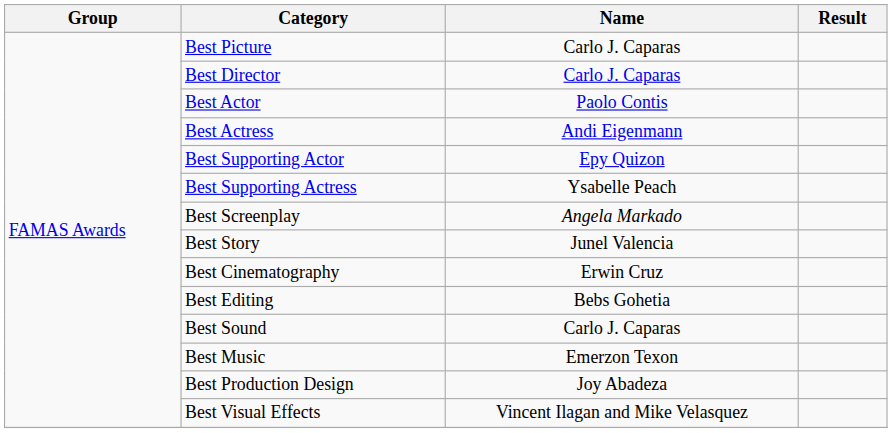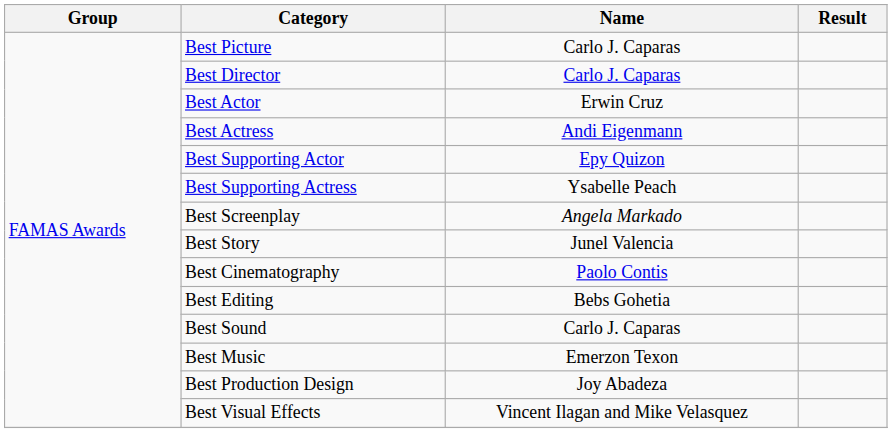(622, 103) Paolo Contis -> (622, 103) Erwin Cruz
(622, 272) Erwin Cruz -> (622, 272) Paolo Contis
